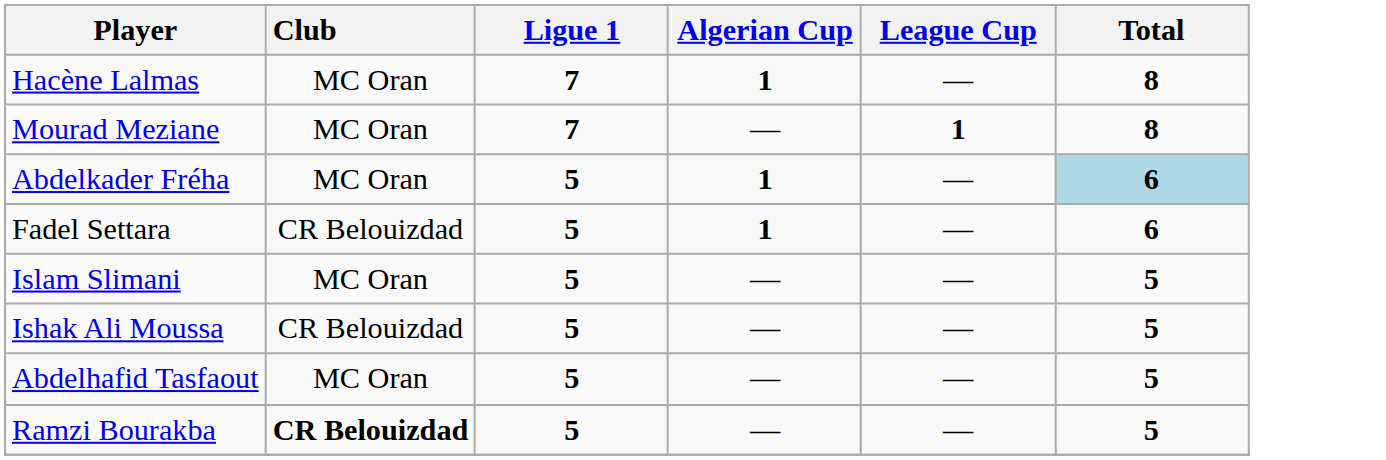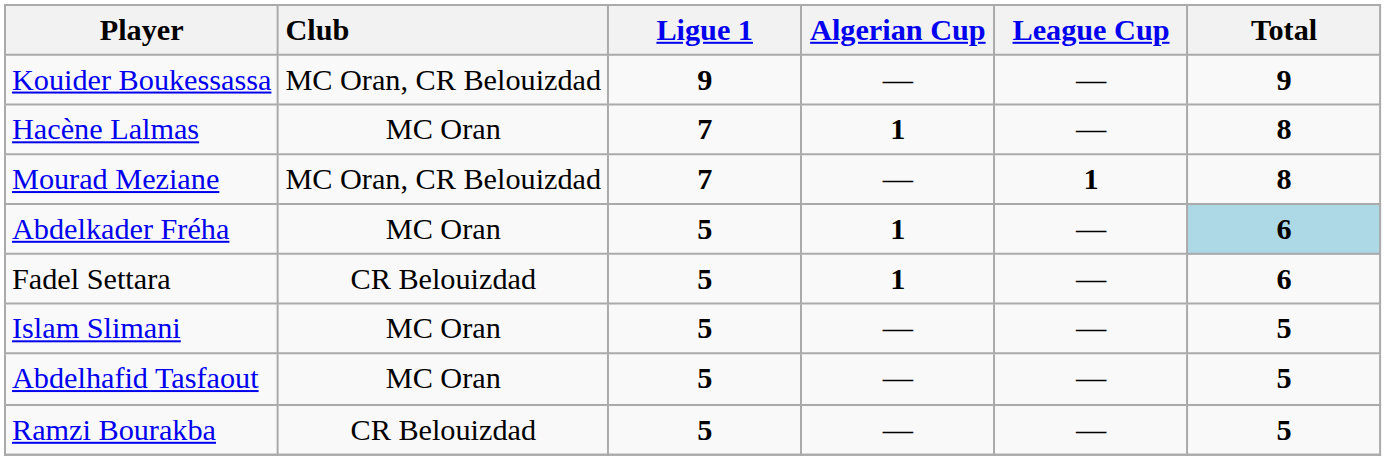+ row: (142, 79)
(370, 129) MC Oran -> (443, 179) MC Oran, CR Belouizdad
- row: (118, 328)
(371, 428) bold -> (443, 428) normal
